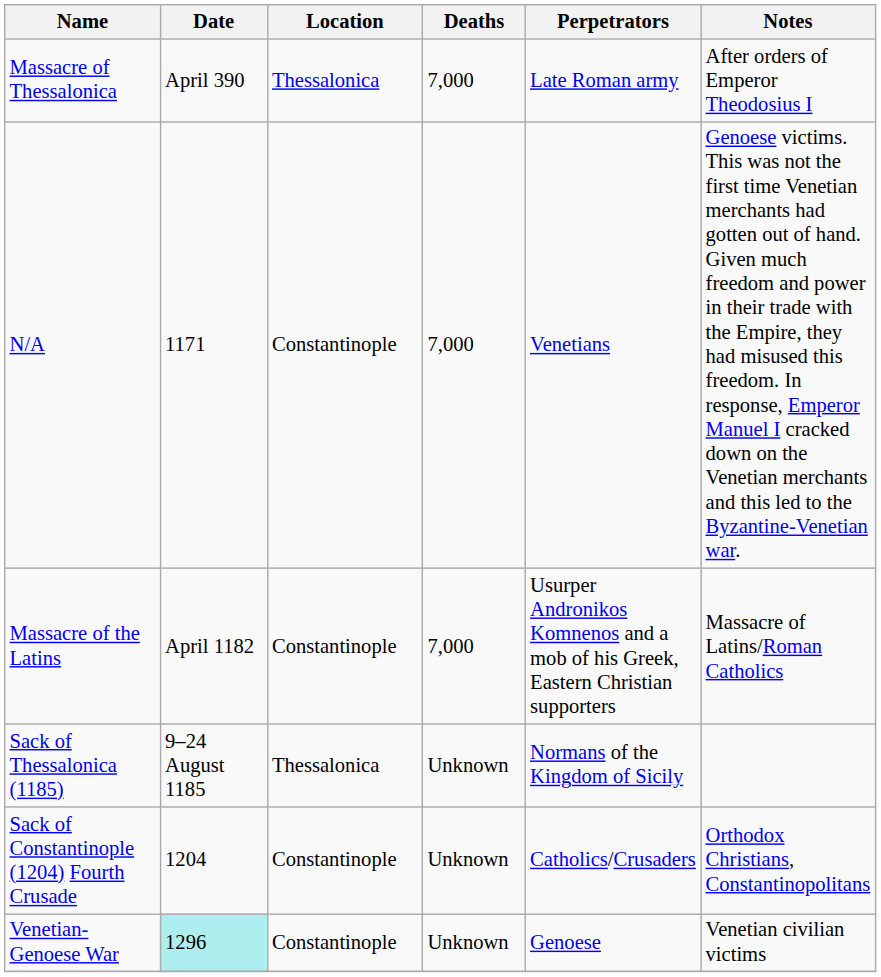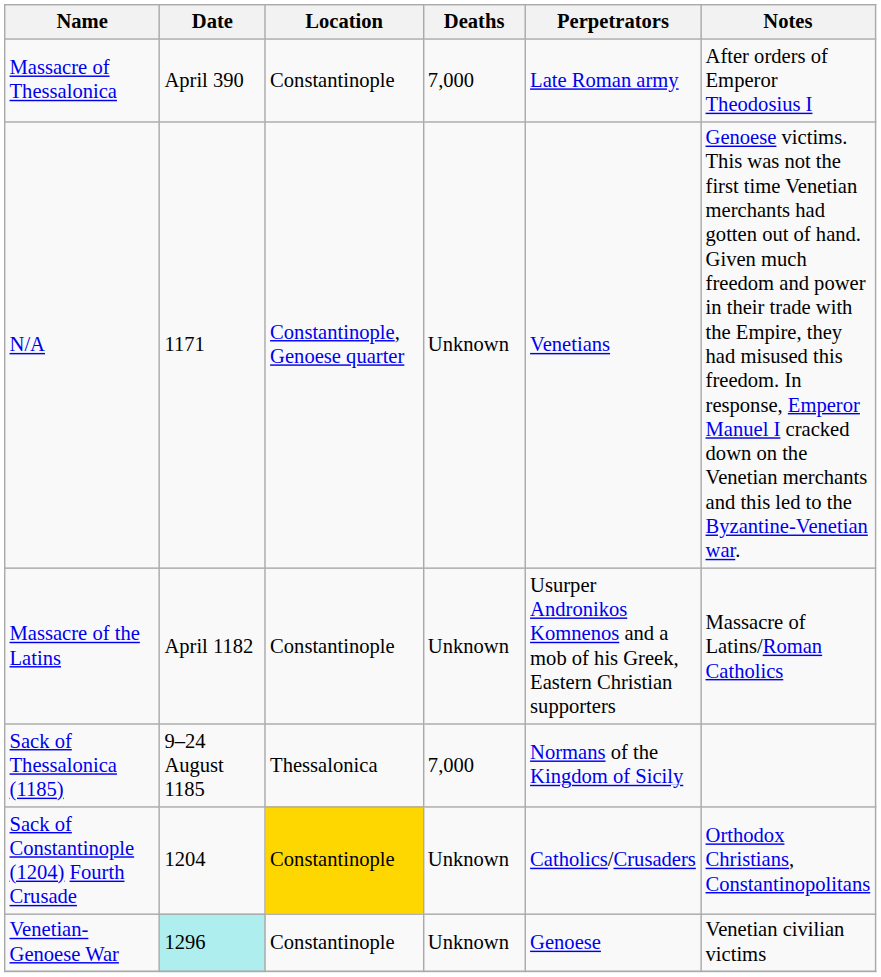(326, 80) Thessalonica -> (332, 80) Constantinople
(334, 345) Constantinople -> (337, 345) Constantinople, Genoese quarter
(451, 345) 7,000 -> (468, 345) Unknown
(451, 646) 7,000 -> (468, 646) Unknown
(468, 765) Unknown -> (451, 765) 7,000
(334, 860) no background -> (332, 860) gold background
